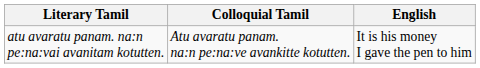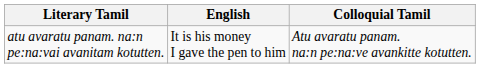columns swapped: (260, 15) <-> (414, 15)
